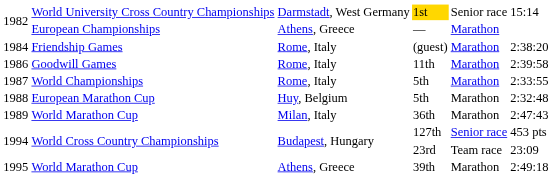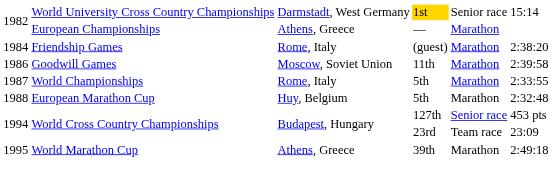(307, 63) Rome, Italy -> (335, 63) Moscow, Soviet Union
- row: (16, 115)
